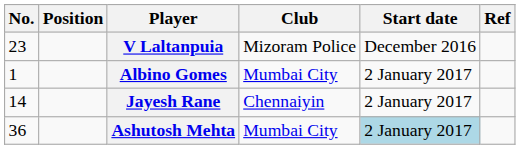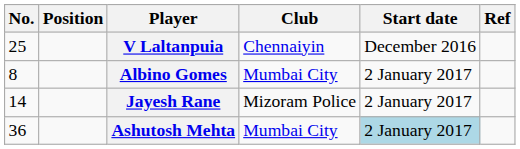(17, 46) 23 -> (17, 46) 25
(300, 46) Mizoram Police -> (284, 46) Chennaiyin
(13, 74) 1 -> (13, 74) 8
(284, 102) Chennaiyin -> (300, 102) Mizoram Police
